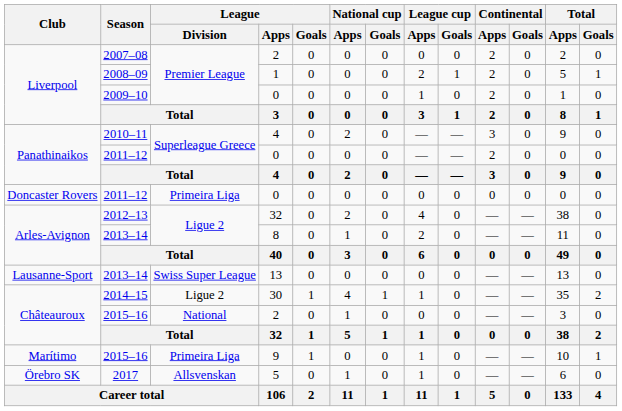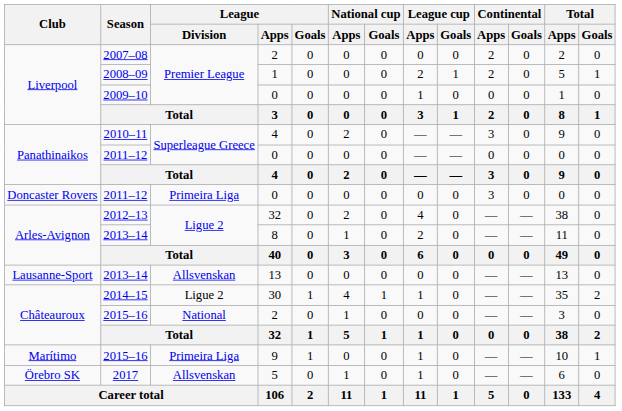(492, 94) 2 -> (491, 94) 0
(492, 154) 2 -> (491, 154) 0
(492, 194) 0 -> (491, 194) 3
(205, 275) Swiss Super League -> (204, 275) Allsvenskan
